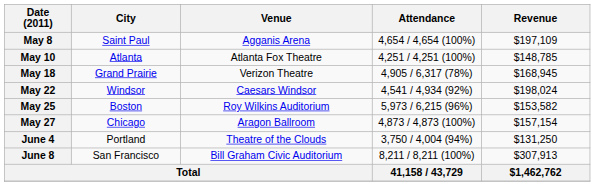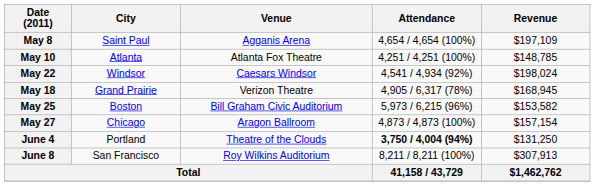rows swapped: (38, 73) <-> (38, 90)
(276, 106) Roy Wilkins Auditorium -> (276, 106) Bill Graham Civic Auditorium
(427, 139) normal -> (427, 139) bold
(276, 156) Bill Graham Civic Auditorium -> (276, 156) Roy Wilkins Auditorium
